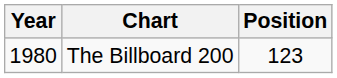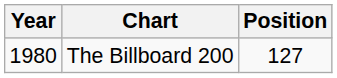(285, 55) 123 -> (285, 55) 127
